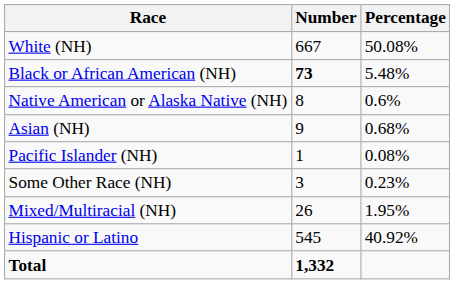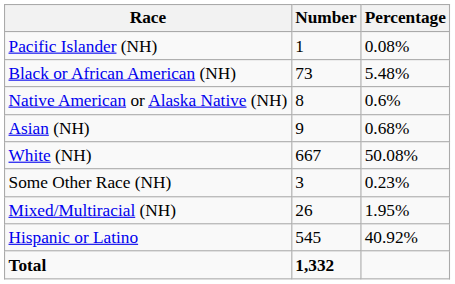rows swapped: (50, 45) <-> (83, 155)
(304, 73) bold -> (304, 73) normal
